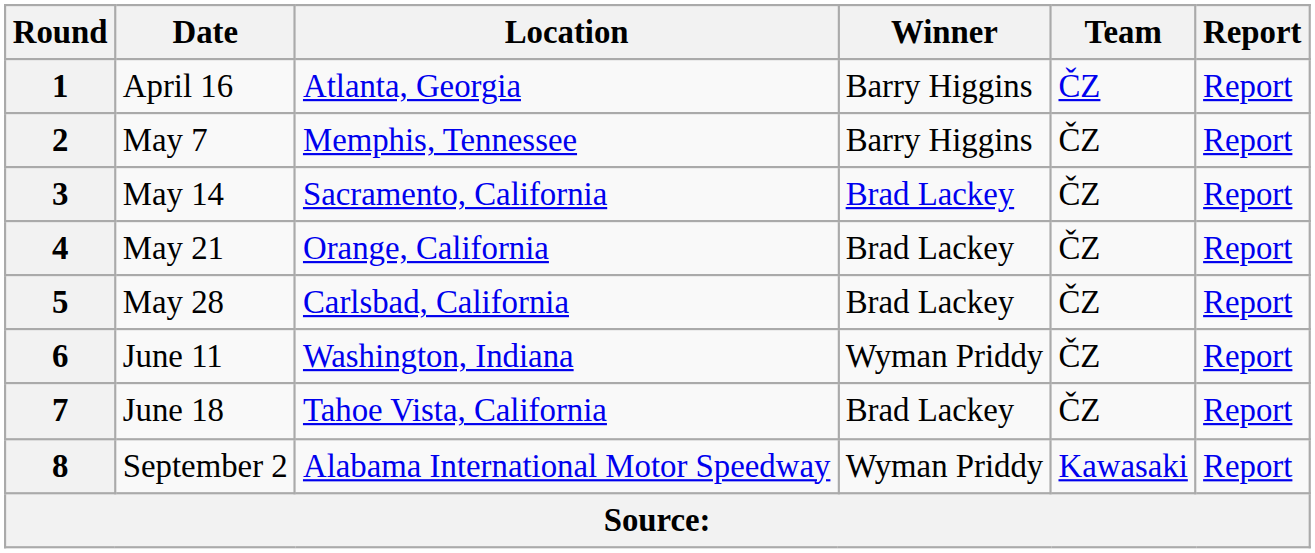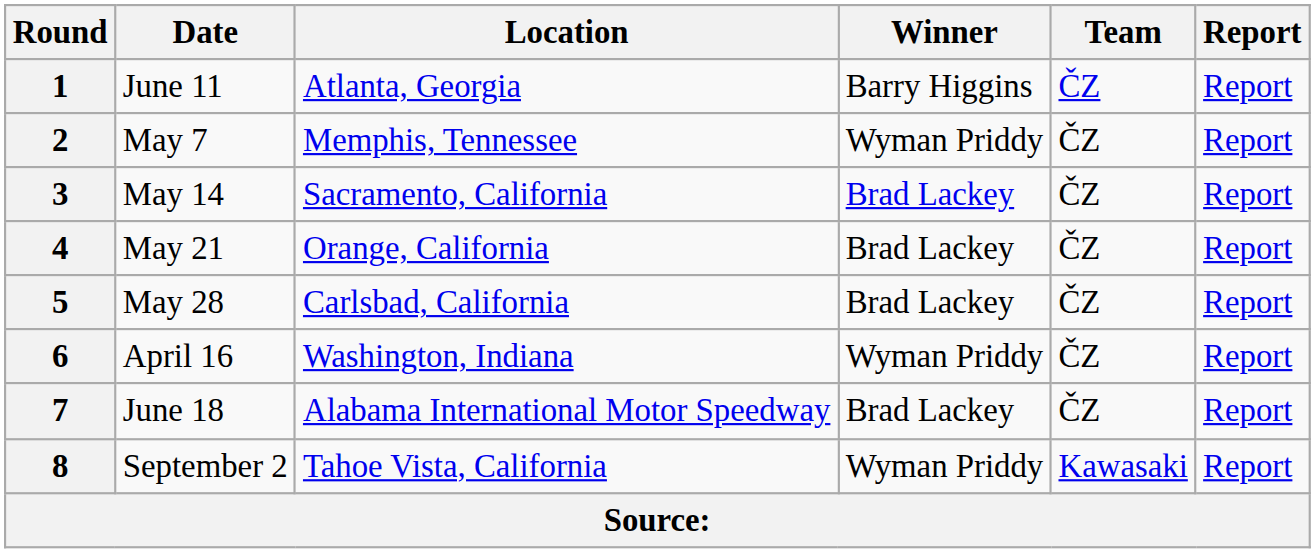(178, 85) April 16 -> (173, 85) June 11
(939, 140) Barry Higgins -> (944, 140) Wyman Priddy
(173, 356) June 11 -> (178, 356) April 16
(455, 410) Tahoe Vista, California -> (567, 410) Alabama International Motor Speedway
(567, 464) Alabama International Motor Speedway -> (455, 464) Tahoe Vista, California
